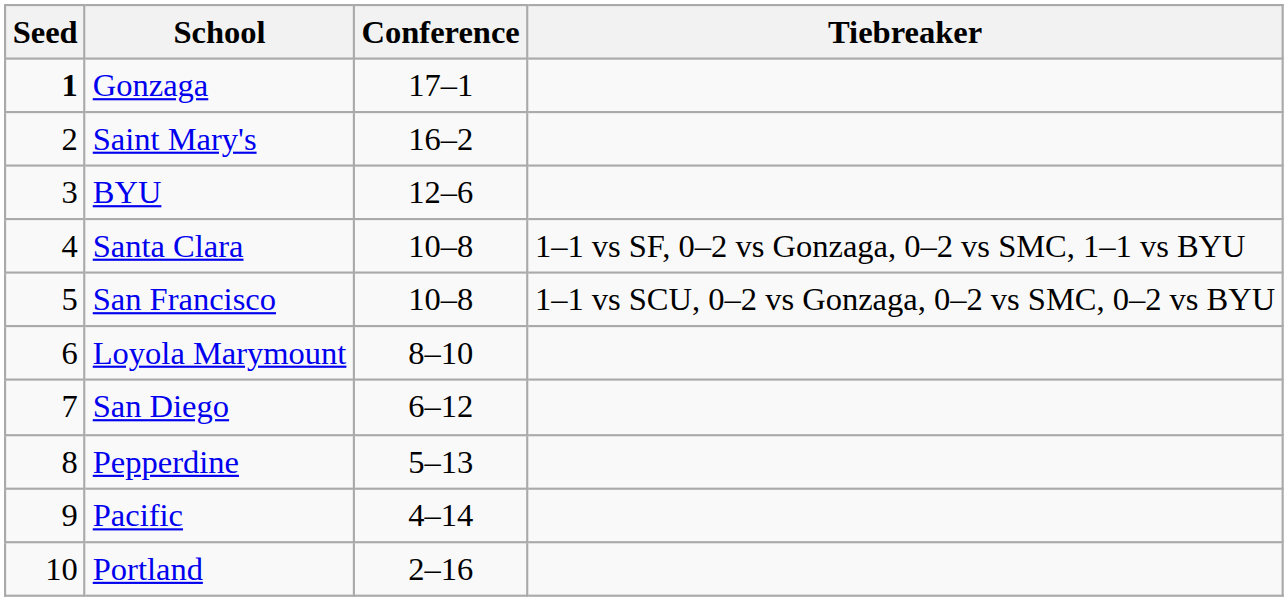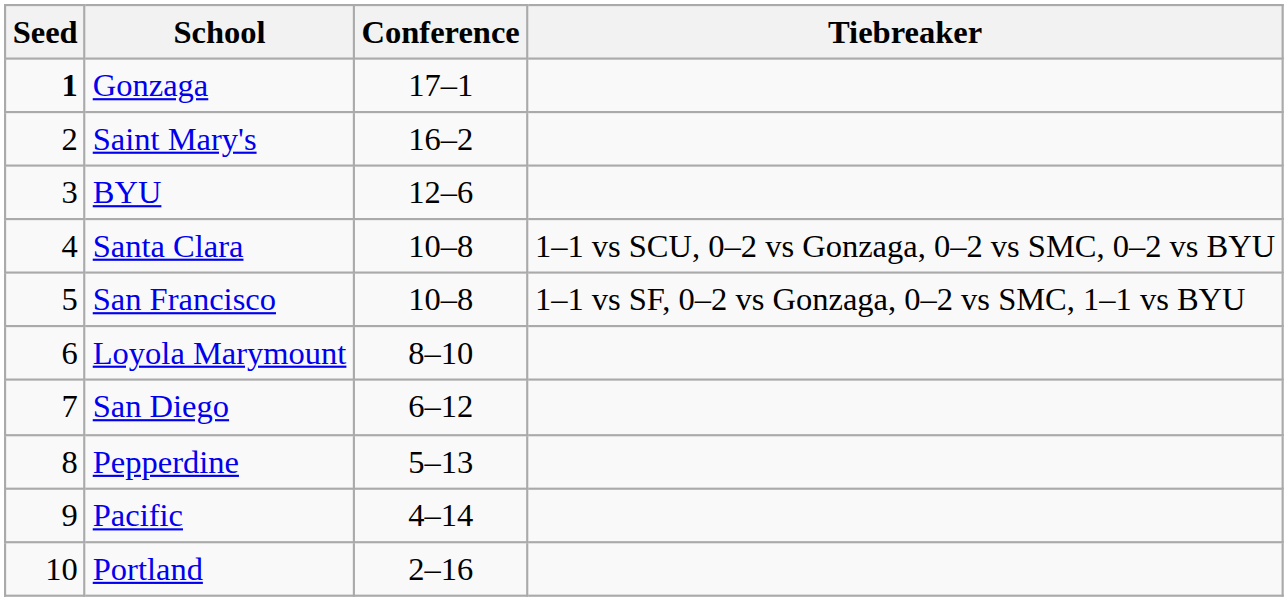(890, 246) 1–1 vs SF, 0–2 vs Gonzaga, 0–2 vs SMC, 1–1 vs BYU -> (905, 246) 1–1 vs SCU, 0–2 vs Gonzaga, 0–2 vs SMC, 0–2 vs BYU
(905, 299) 1–1 vs SCU, 0–2 vs Gonzaga, 0–2 vs SMC, 0–2 vs BYU -> (890, 299) 1–1 vs SF, 0–2 vs Gonzaga, 0–2 vs SMC, 1–1 vs BYU
